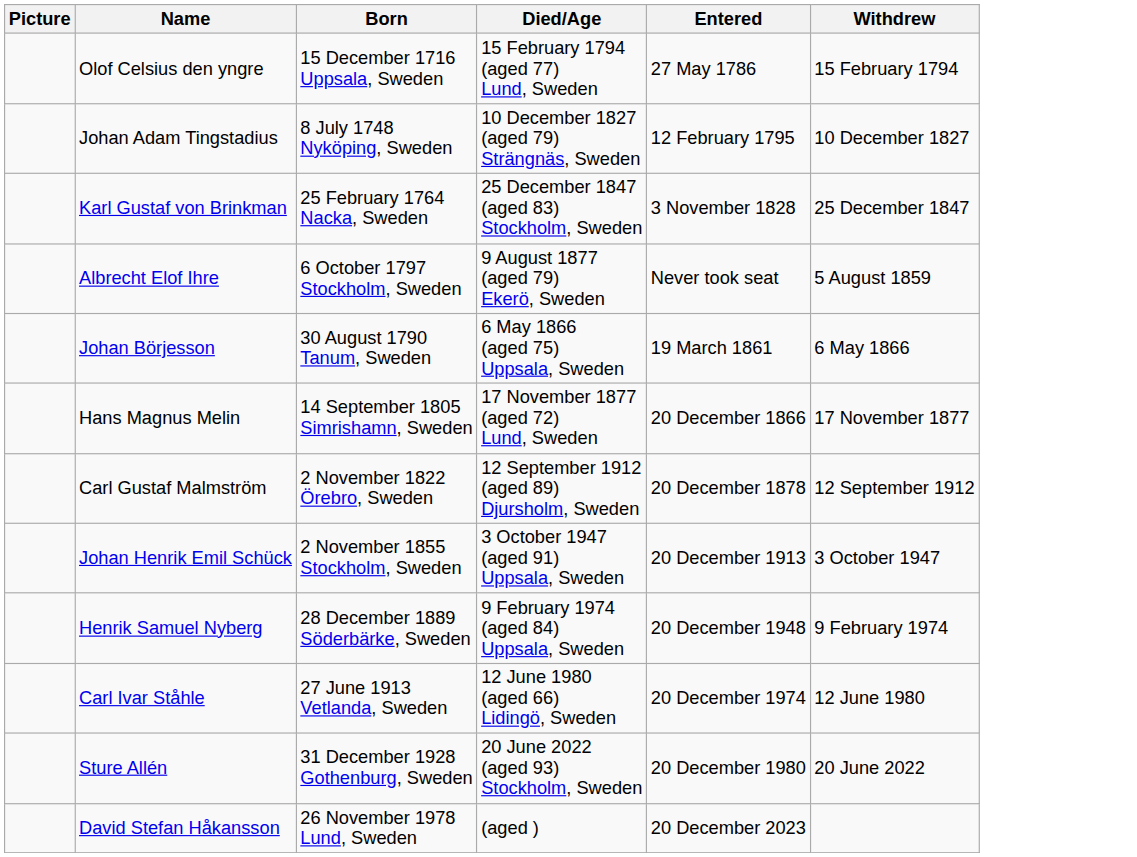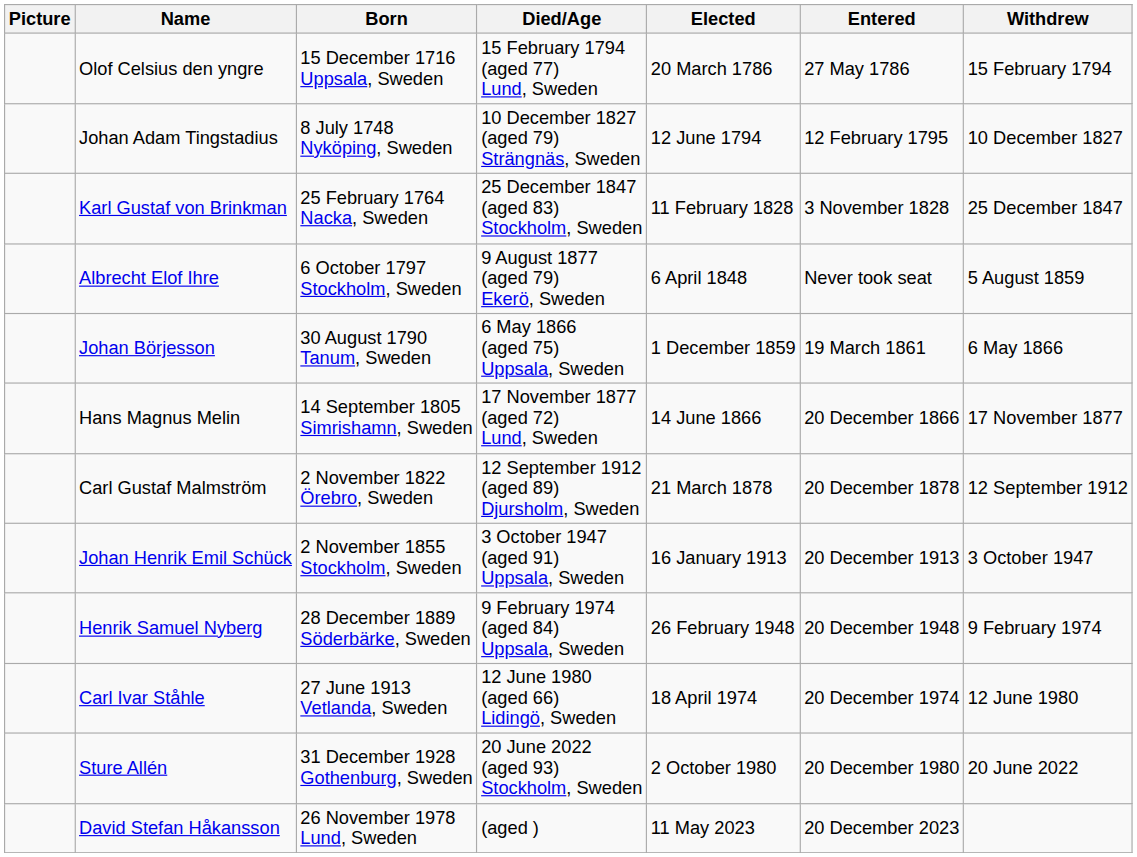+ column: (723, 18)
